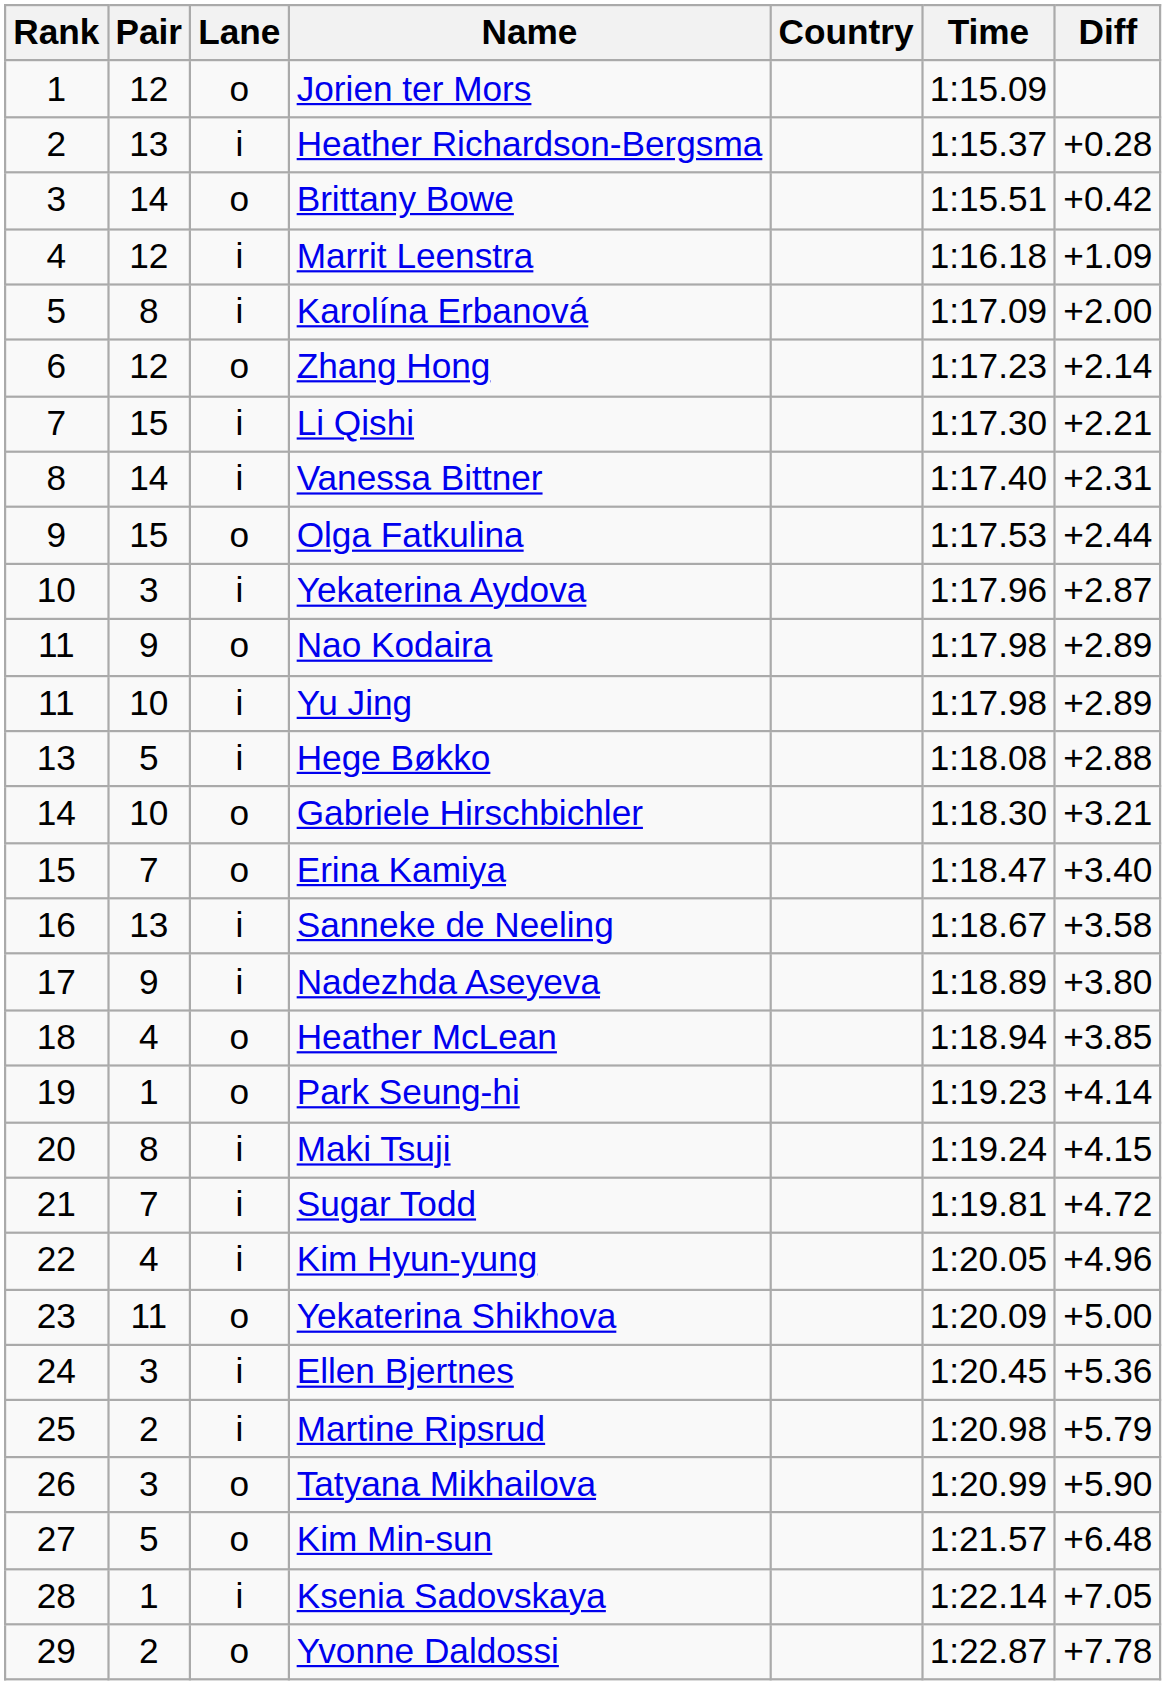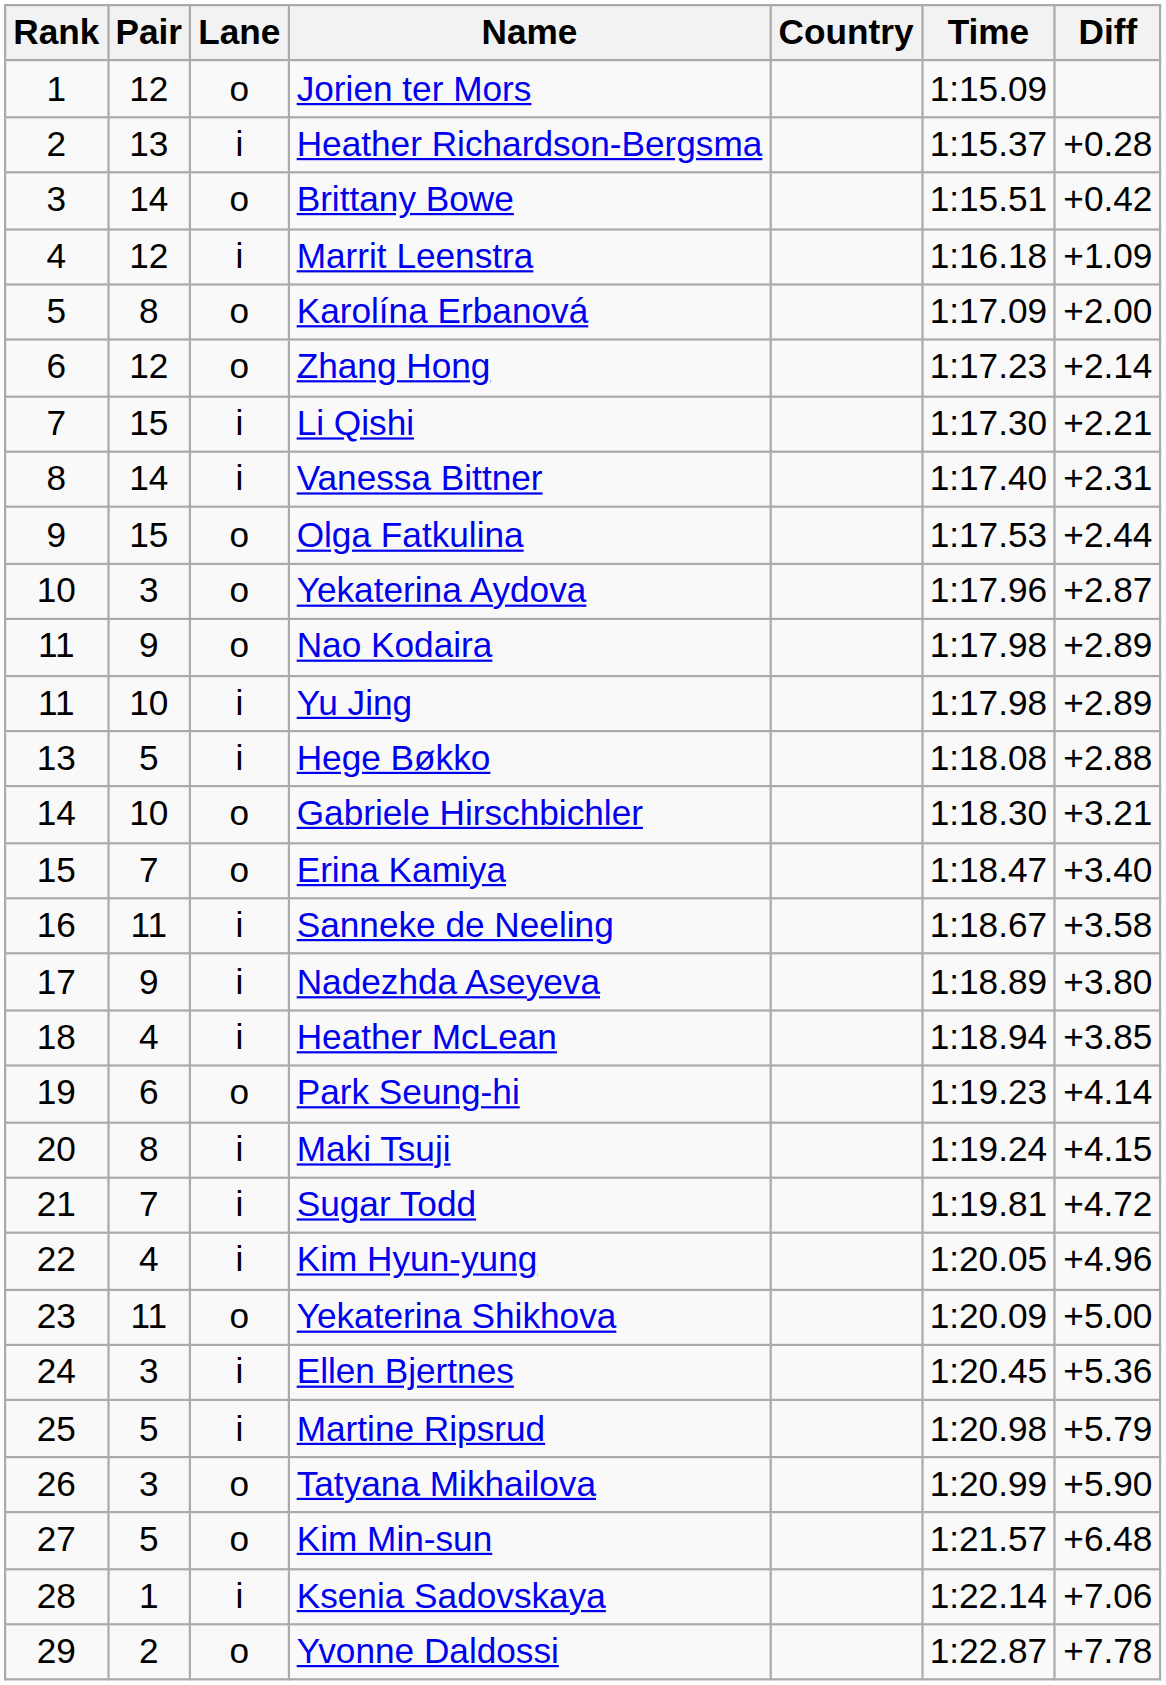(239, 311) i -> (239, 311) o
(239, 590) i -> (239, 590) o
(149, 925) 13 -> (149, 925) 11
(239, 1037) o -> (239, 1037) i
(149, 1093) 1 -> (149, 1093) 6
(149, 1428) 2 -> (149, 1428) 5
(1108, 1595) +7.05 -> (1108, 1595) +7.06
